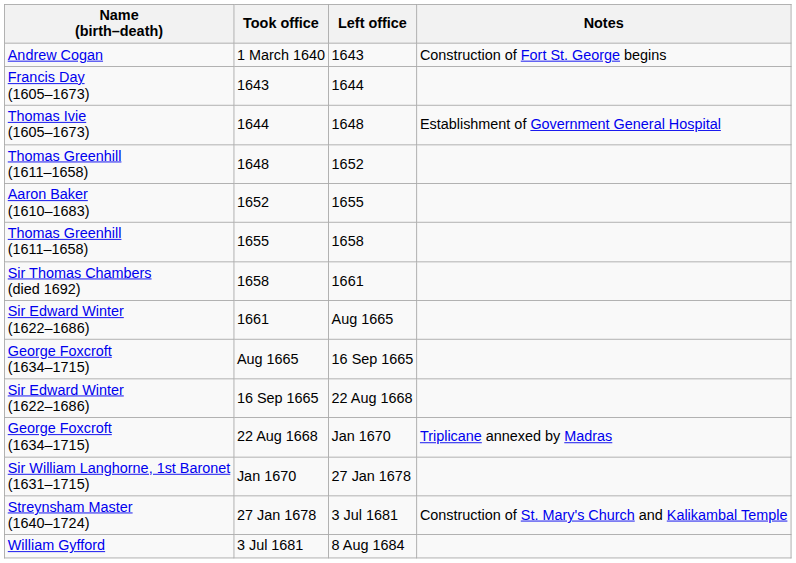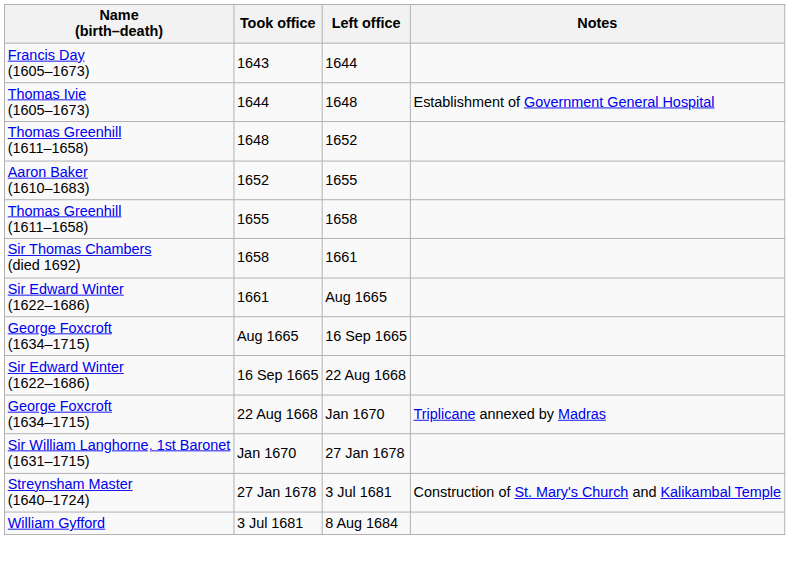- row: (281, 54)
